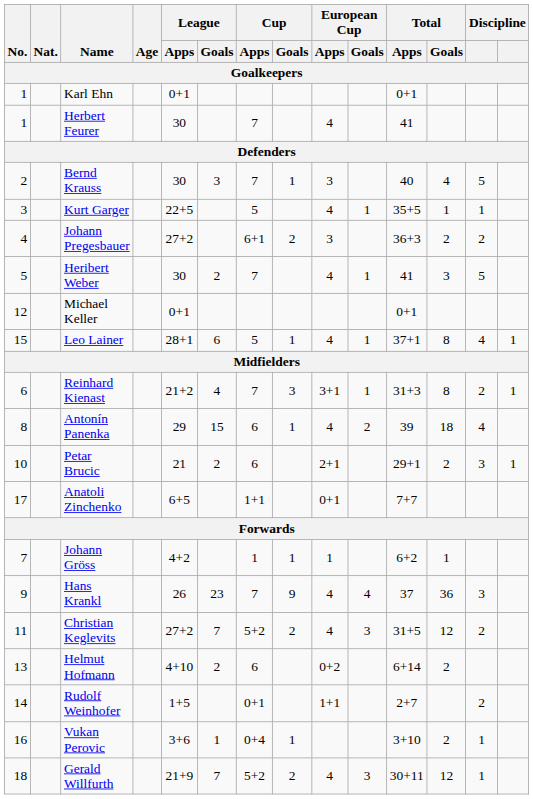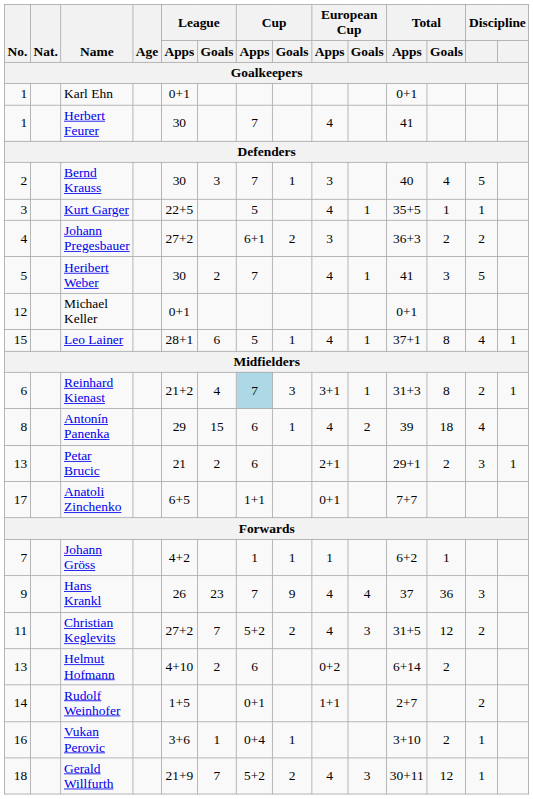(255, 390) no background -> (255, 390) lightblue background
(21, 463) 10 -> (21, 463) 13
